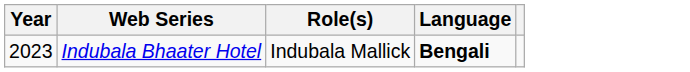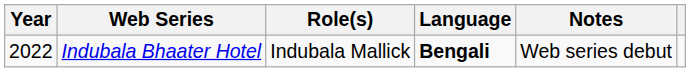+ column: (596, 19)
(31, 50) 2023 -> (31, 50) 2022
